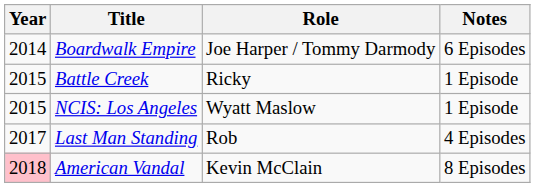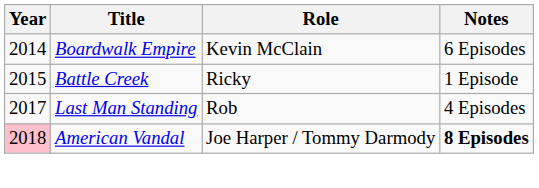(321, 49) Joe Harper / Tommy Darmody -> (264, 49) Kevin McClain
- row: (126, 108)
(264, 167) Kevin McClain -> (321, 138) Joe Harper / Tommy Darmody
(485, 167) normal -> (486, 138) bold
